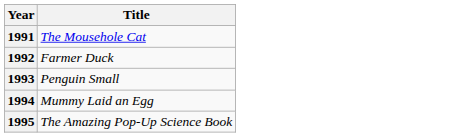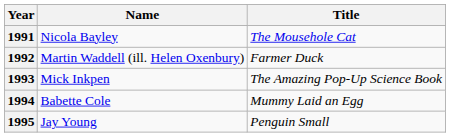+ column: (142, 15)
(80, 79) Penguin Small -> (346, 79) The Amazing Pop-Up Science Book
(136, 121) The Amazing Pop-Up Science Book -> (290, 121) Penguin Small
